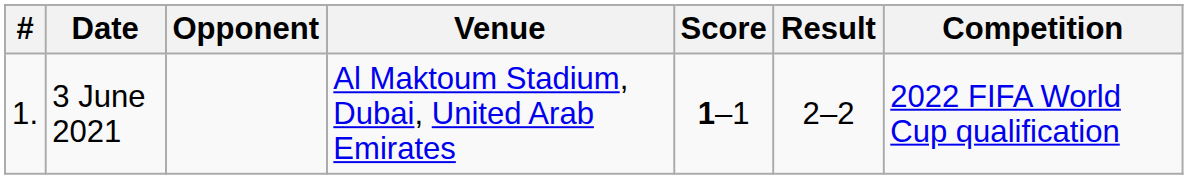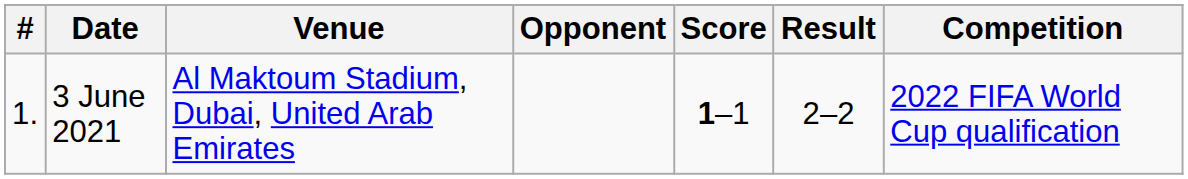columns swapped: (500, 29) <-> (246, 29)
